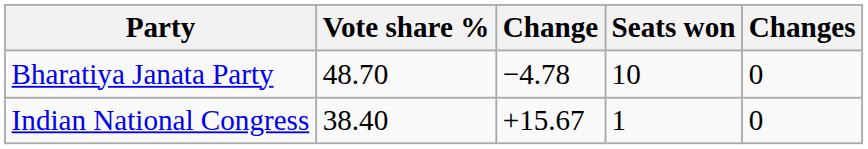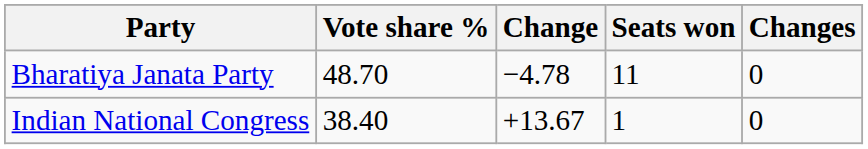(626, 73) 10 -> (626, 73) 11
(544, 119) +15.67 -> (544, 119) +13.67
